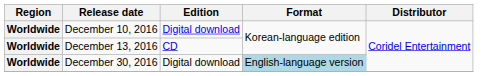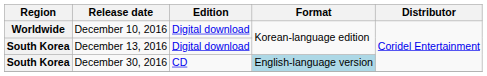(33, 46) Worldwide -> (38, 46) South Korea
(170, 46) CD -> (211, 46) Digital download
(33, 63) Worldwide -> (38, 63) South Korea
(201, 63) Digital download -> (180, 63) CD
